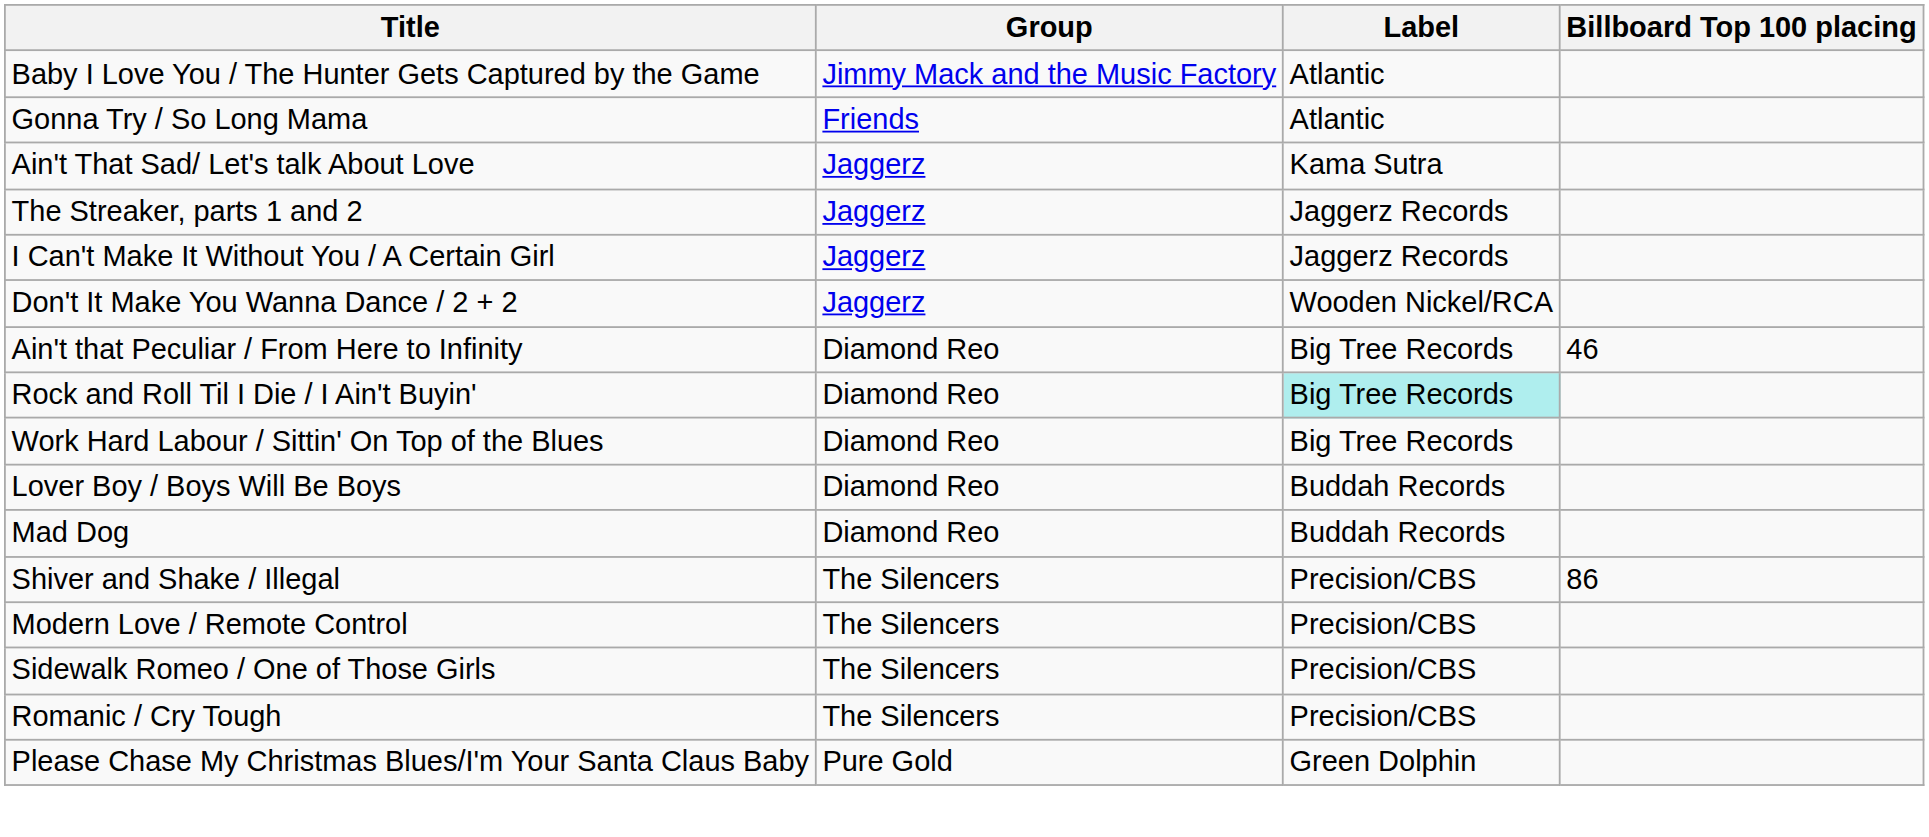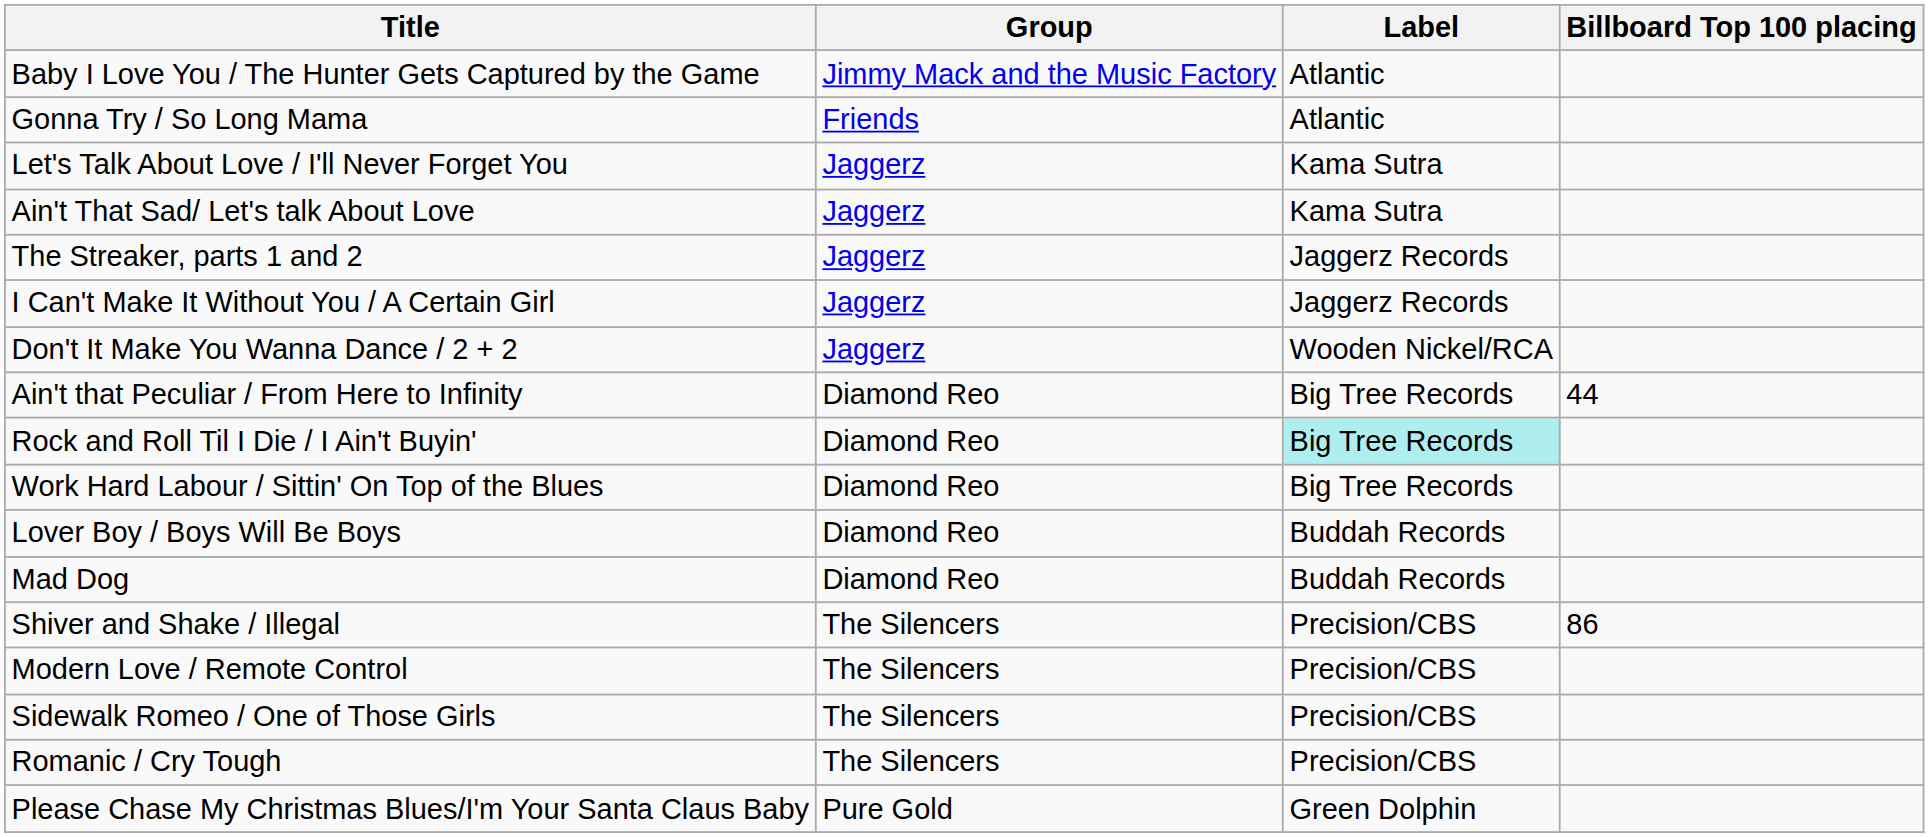+ row: (290, 165)
(1582, 348) 46 -> (1582, 394) 44
